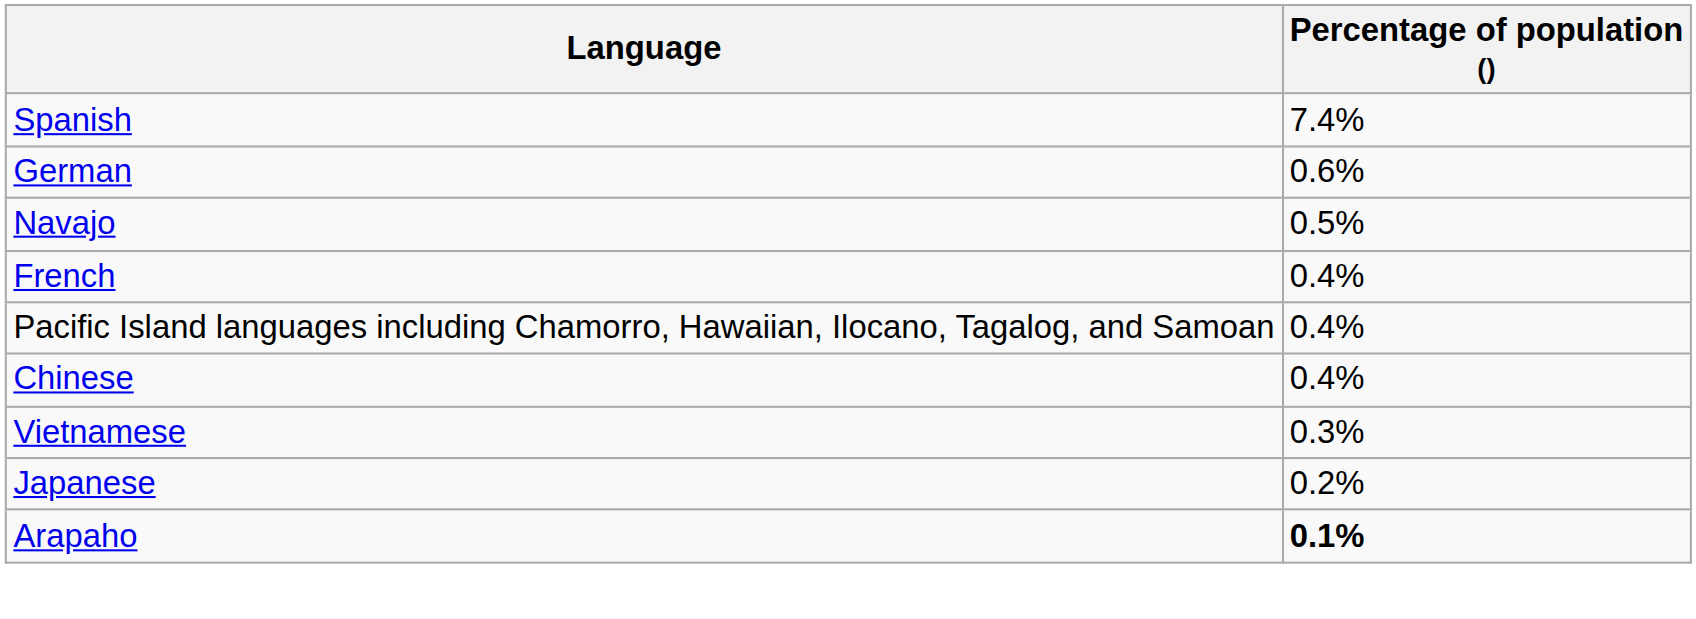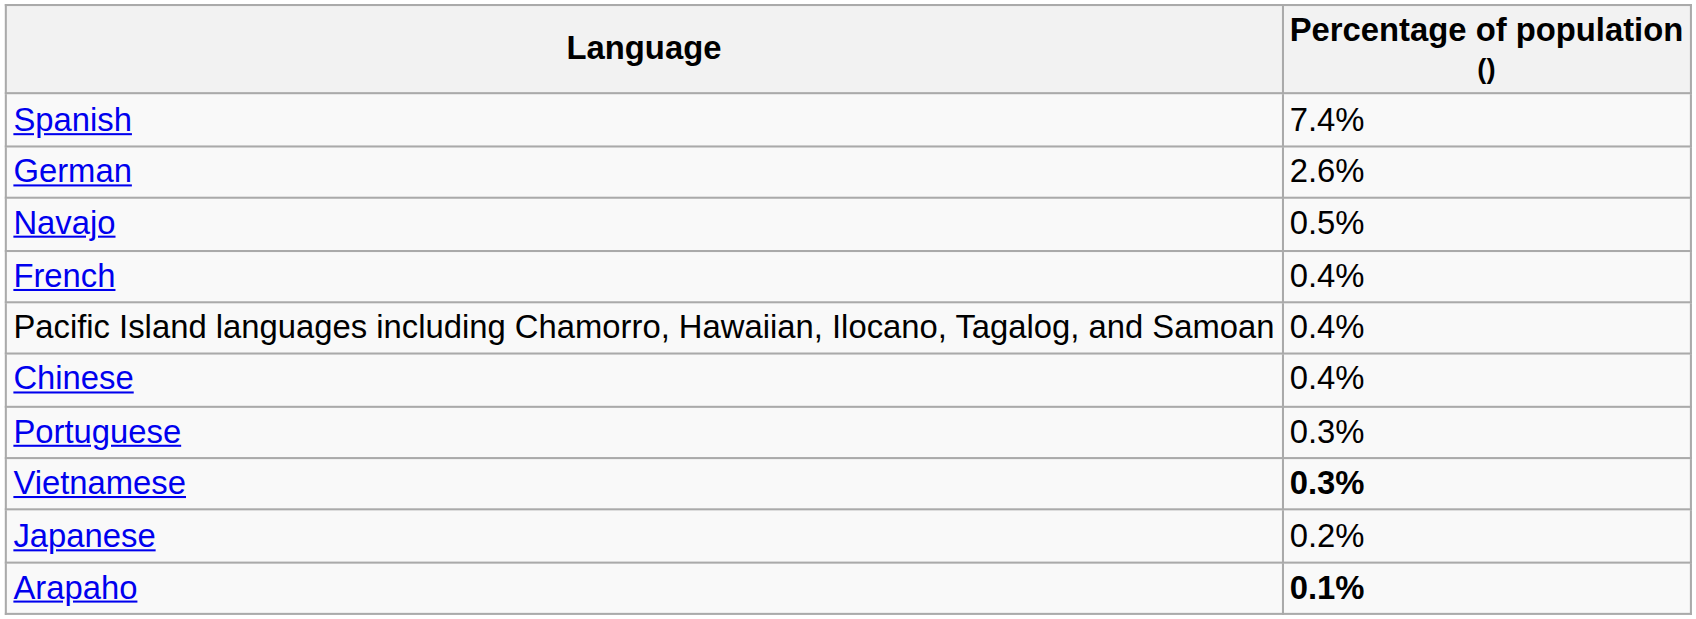(1327, 171) 0.6% -> (1327, 171) 2.6%
+ row: (97, 431)
(1327, 431) normal -> (1327, 483) bold
